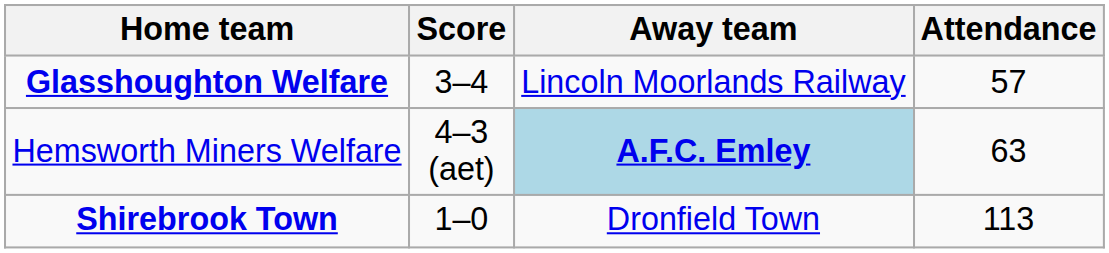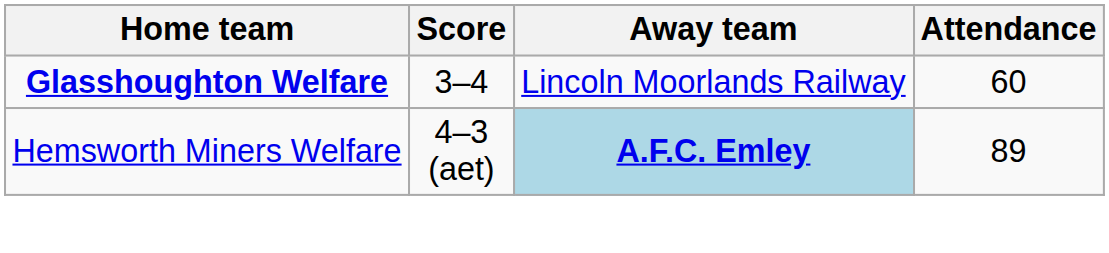(1009, 81) 57 -> (1009, 81) 60
(1009, 150) 63 -> (1009, 150) 89
- row: (207, 220)
